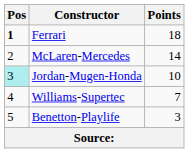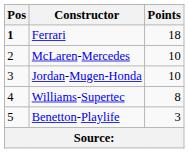(175, 56) 14 -> (175, 56) 10
(10, 76) paleturquoise background -> (10, 76) no background
(178, 97) 7 -> (178, 97) 8
